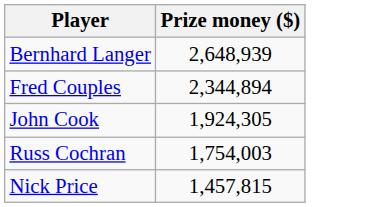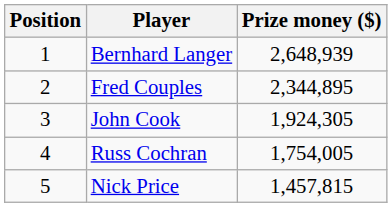+ column: (45, 20)
(230, 86) 2,344,894 -> (312, 86) 2,344,895
(230, 152) 1,754,003 -> (312, 152) 1,754,005
